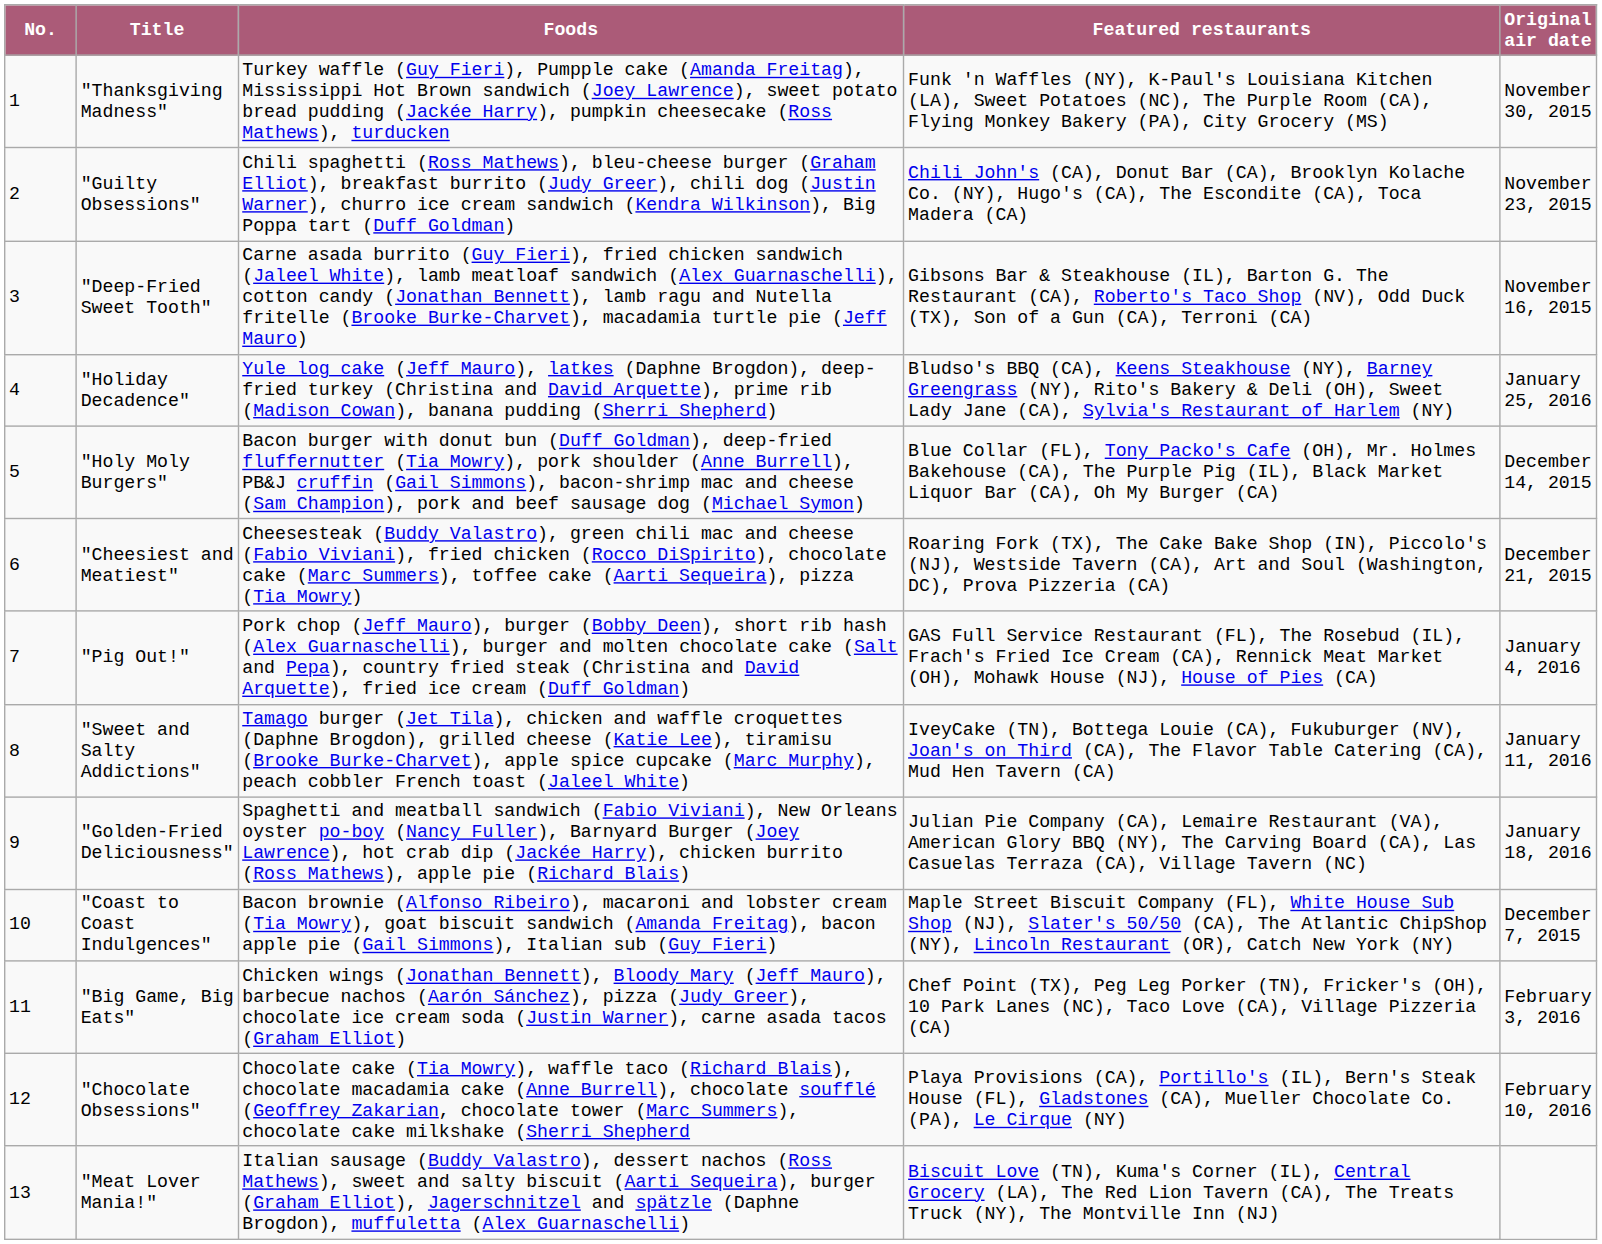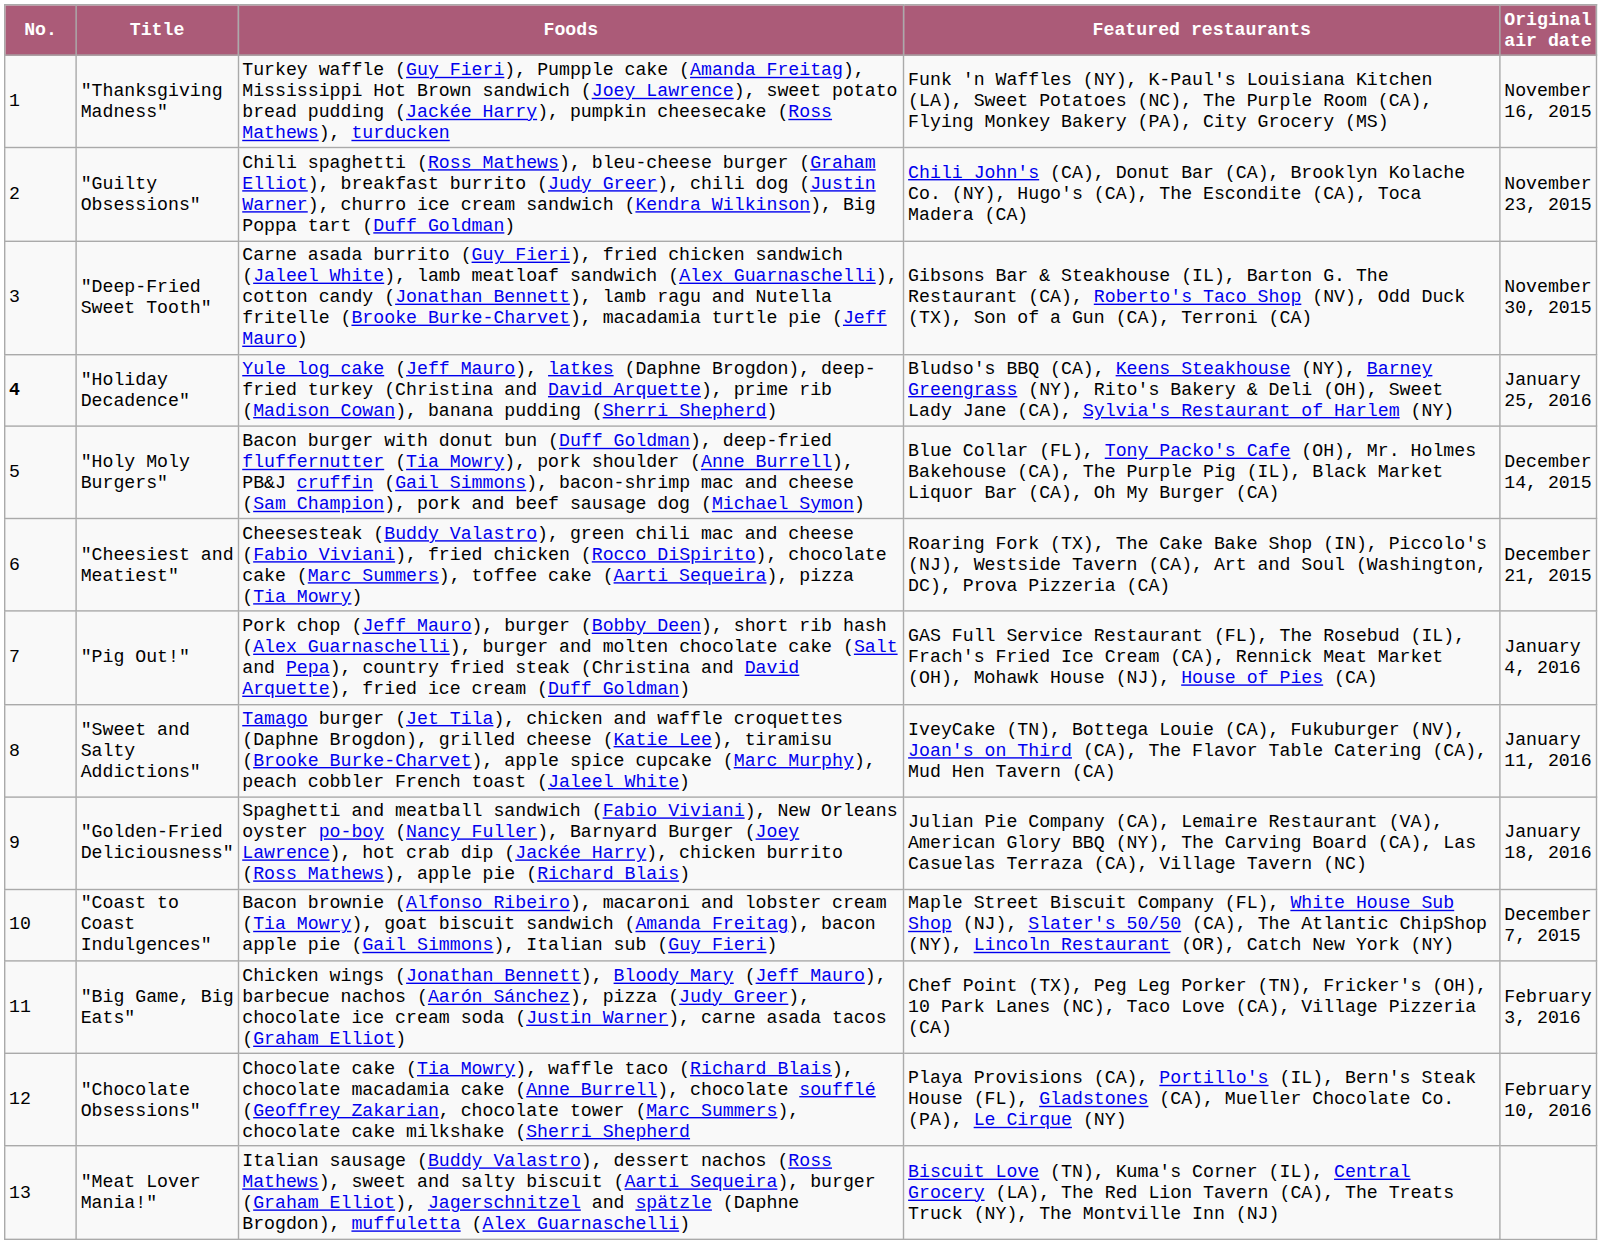(1548, 102) November 30, 2015 -> (1548, 102) November 16, 2015
(1548, 298) November 16, 2015 -> (1548, 298) November 30, 2015
(14, 390) normal -> (14, 390) bold
